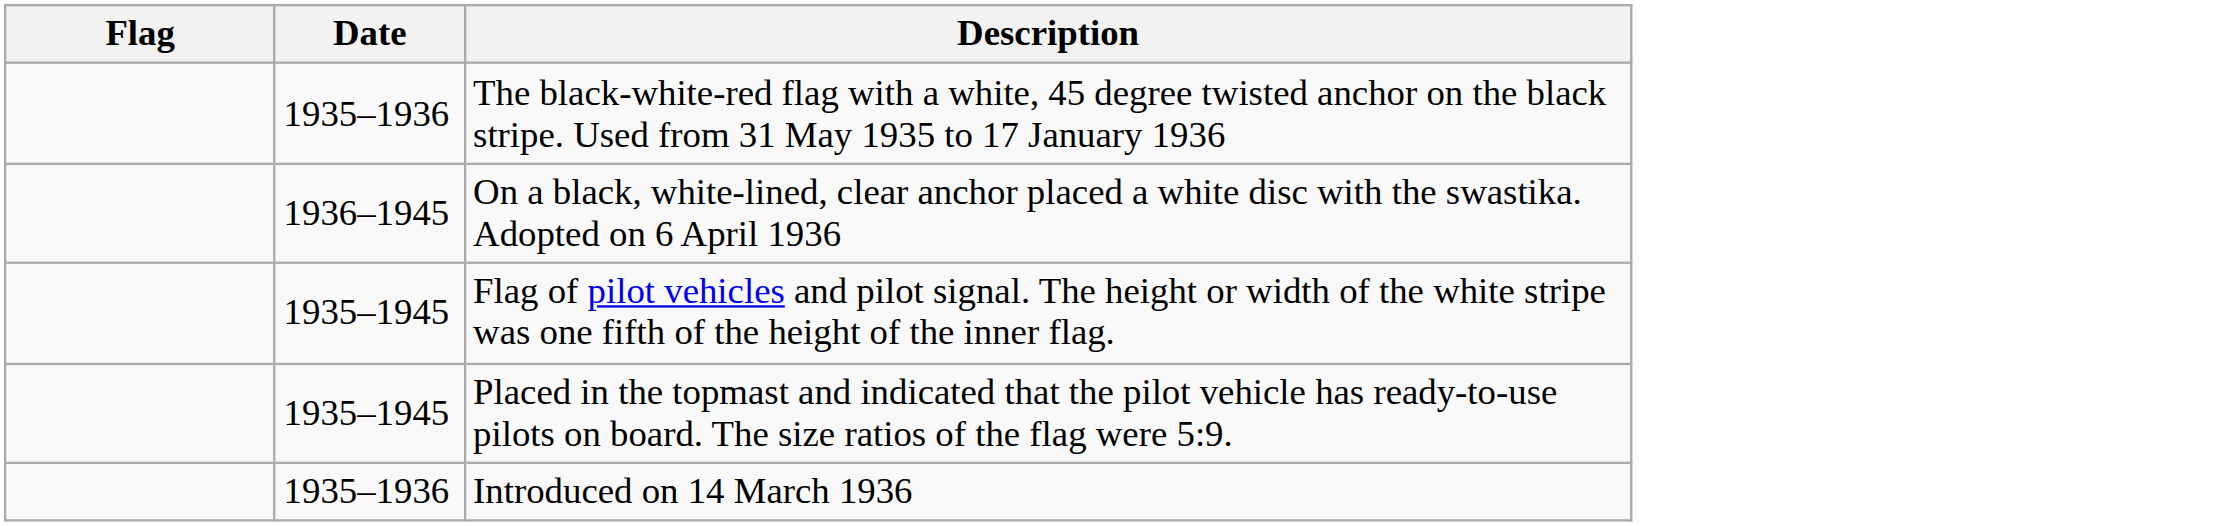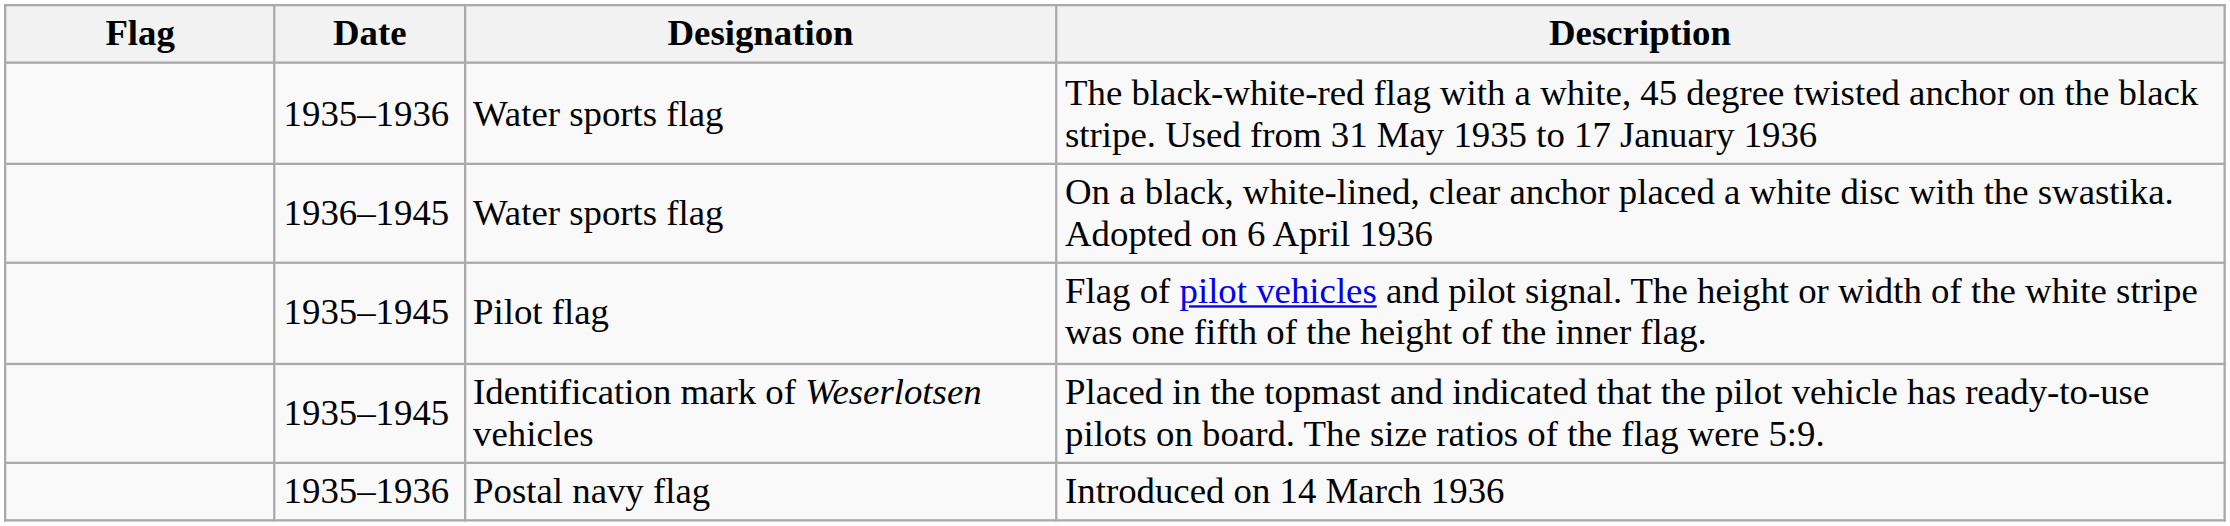+ column: (761, 33)
